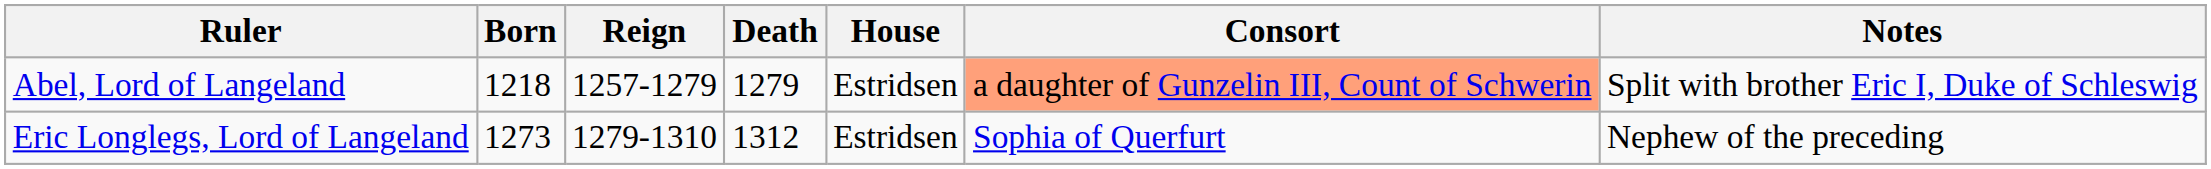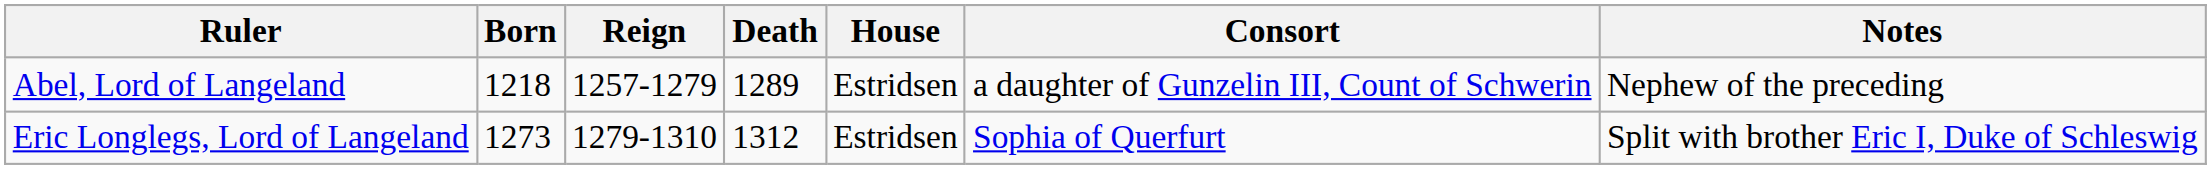(766, 84) 1279 -> (766, 84) 1289
(1282, 84) lightsalmon background -> (1282, 84) no background
(1902, 84) Split with brother Eric I, Duke of Schleswig -> (1775, 84) Nephew of the preceding
(1775, 137) Nephew of the preceding -> (1902, 137) Split with brother Eric I, Duke of Schleswig
